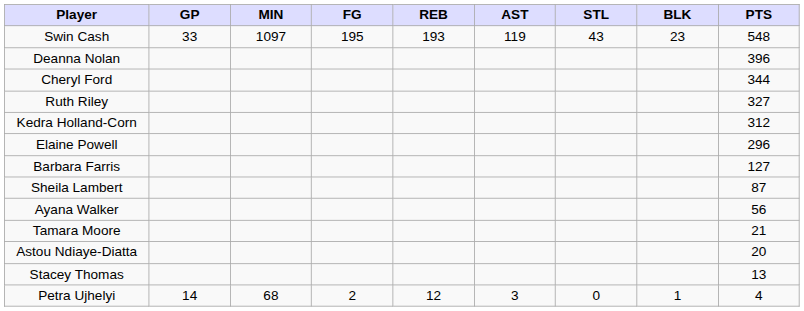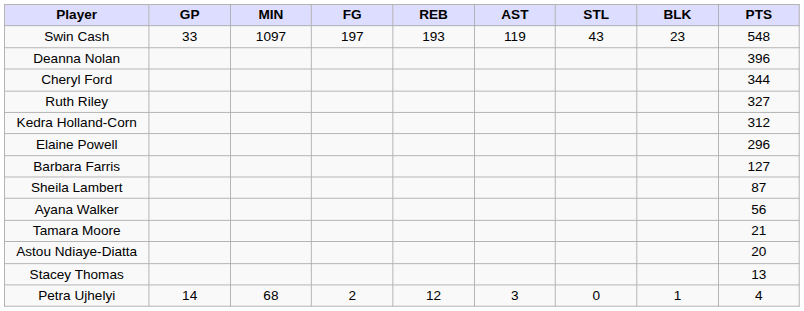(352, 36) 195 -> (352, 36) 197
